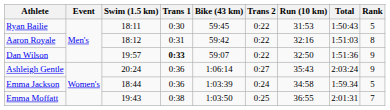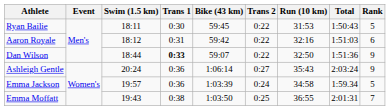(372, 41) 8 -> (372, 41) 6
(131, 55) 19:57 -> (131, 55) 18:44
(131, 84) 18:44 -> (131, 84) 19:57
